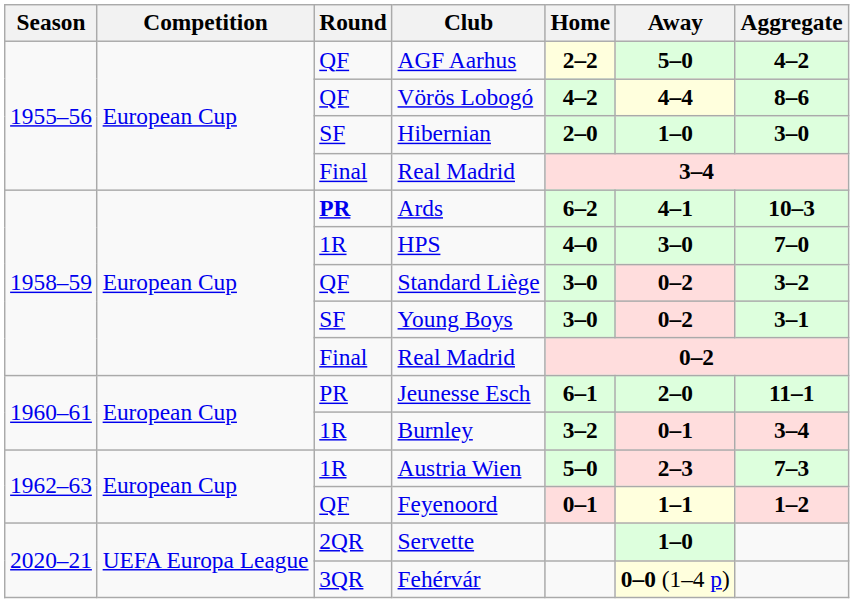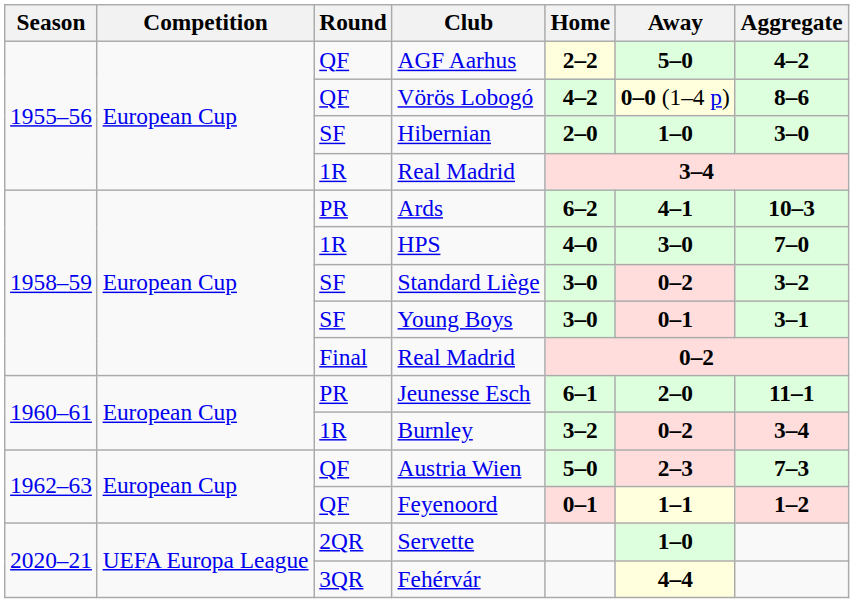(675, 97) 4–4 -> (675, 97) 0–0 (1–4 p)
(343, 171) Final -> (333, 171) 1R
(335, 208) bold -> (334, 208) normal
(334, 282) QF -> (332, 282) SF
(675, 319) 0–2 -> (675, 319) 0–1
(675, 430) 0–1 -> (675, 430) 0–2
(333, 467) 1R -> (334, 467) QF
(675, 578) 0–0 (1–4 p) -> (675, 578) 4–4
